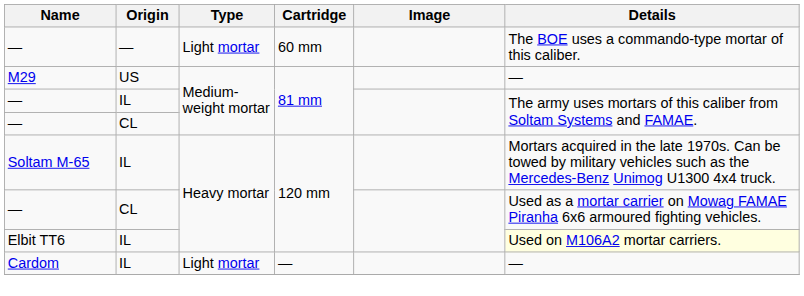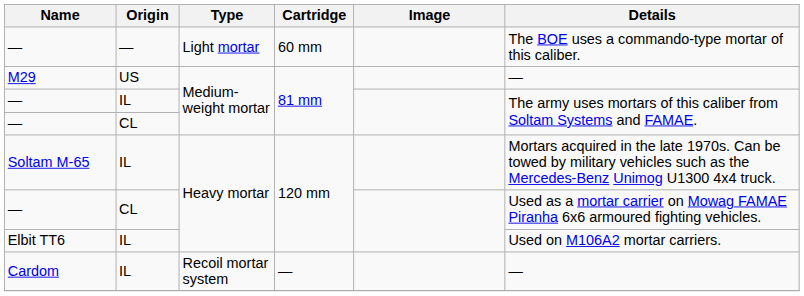(615, 240) lightyellow background -> (615, 240) no background
(221, 263) Light mortar -> (225, 271) Recoil mortar system
